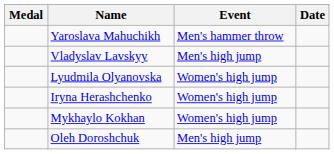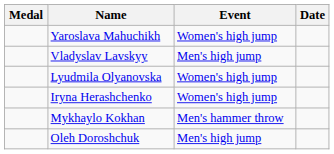(230, 35) Men's hammer throw -> (227, 35) Women's high jump
(227, 118) Women's high jump -> (230, 118) Men's hammer throw
